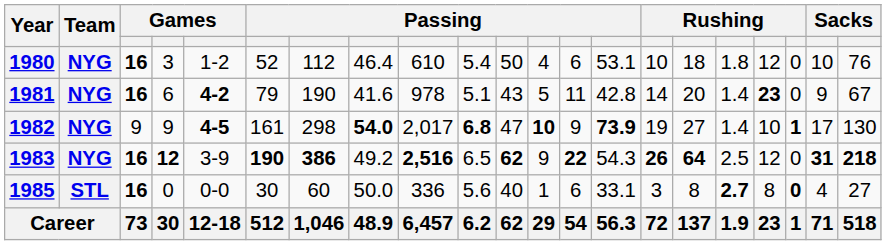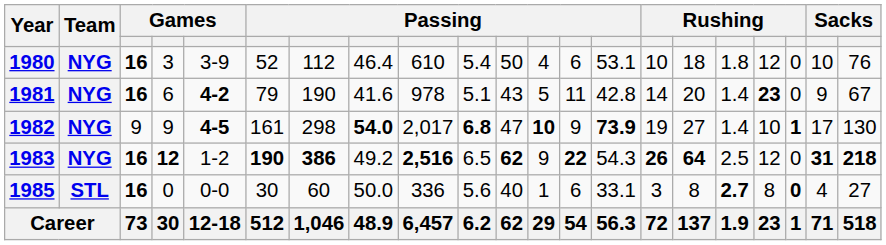(215, 62) 1-2 -> (215, 62) 3-9
(215, 158) 3-9 -> (215, 158) 1-2
